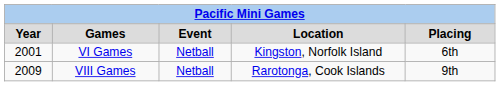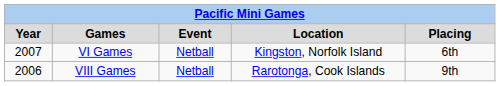(28, 53) 2001 -> (28, 53) 2007
(28, 72) 2009 -> (28, 72) 2006
